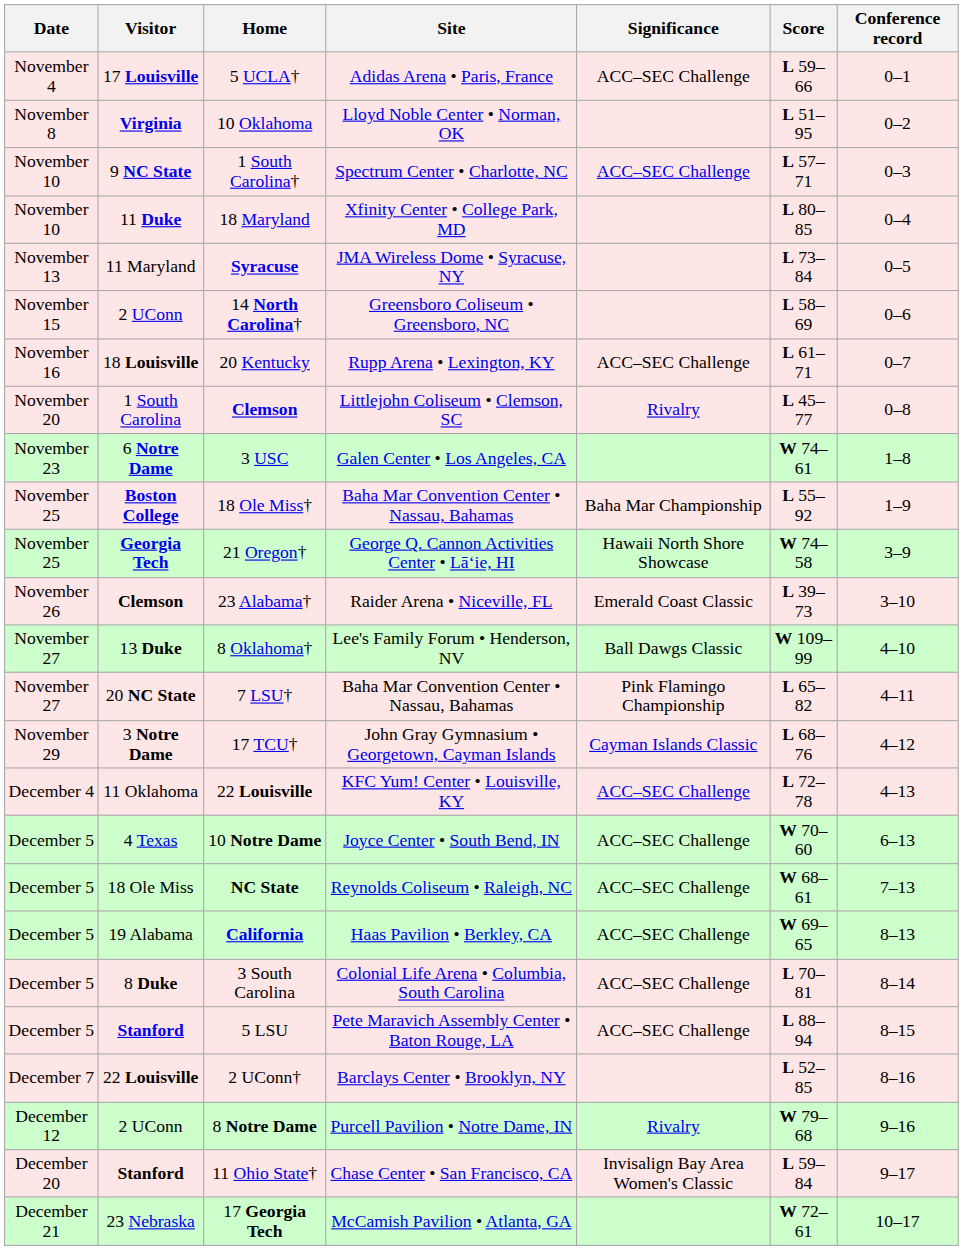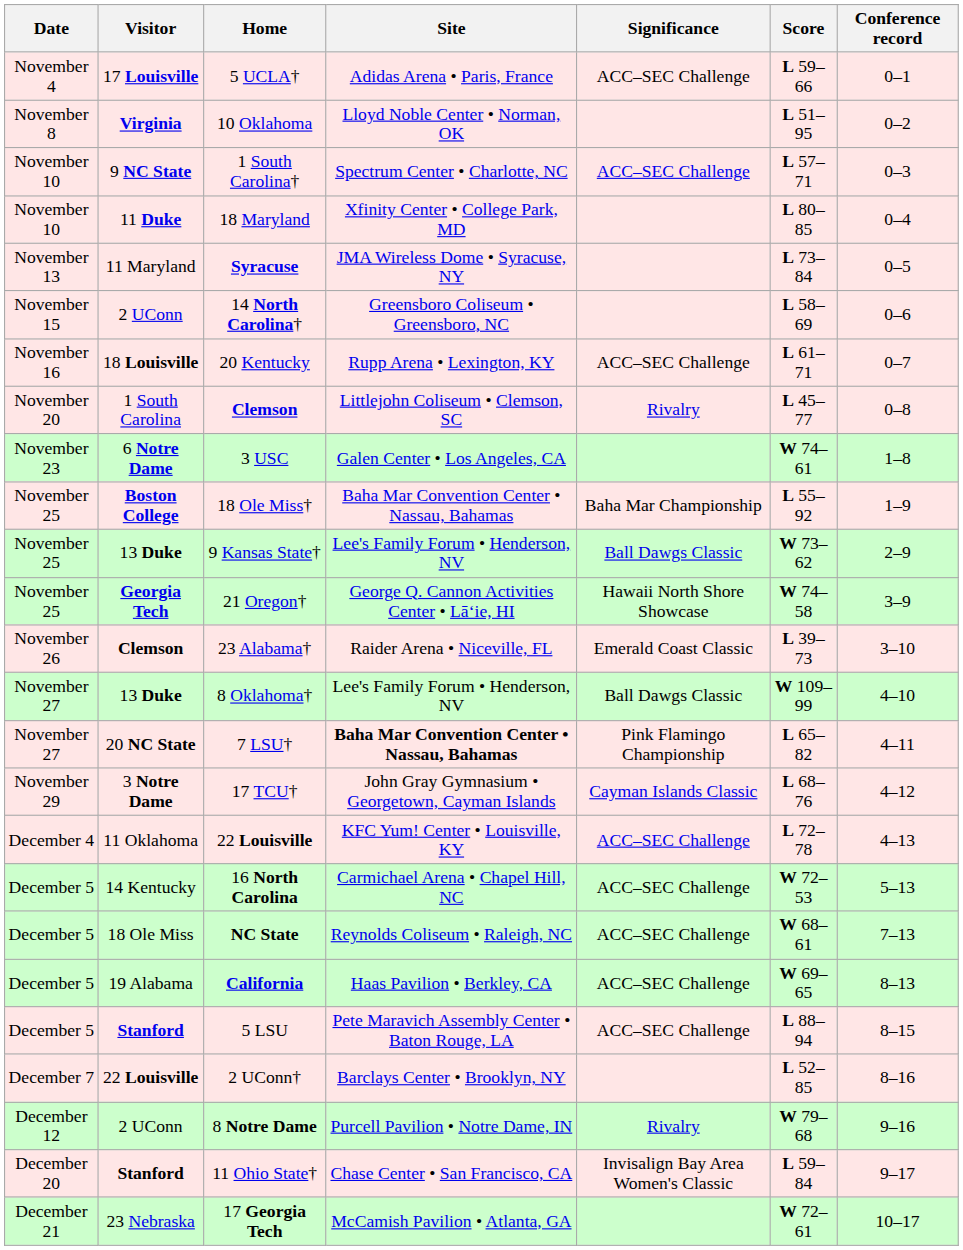+ row: (265, 553)
(451, 696) normal -> (451, 744) bold
+ row: (265, 887)
- row: (265, 839)
- row: (265, 982)
